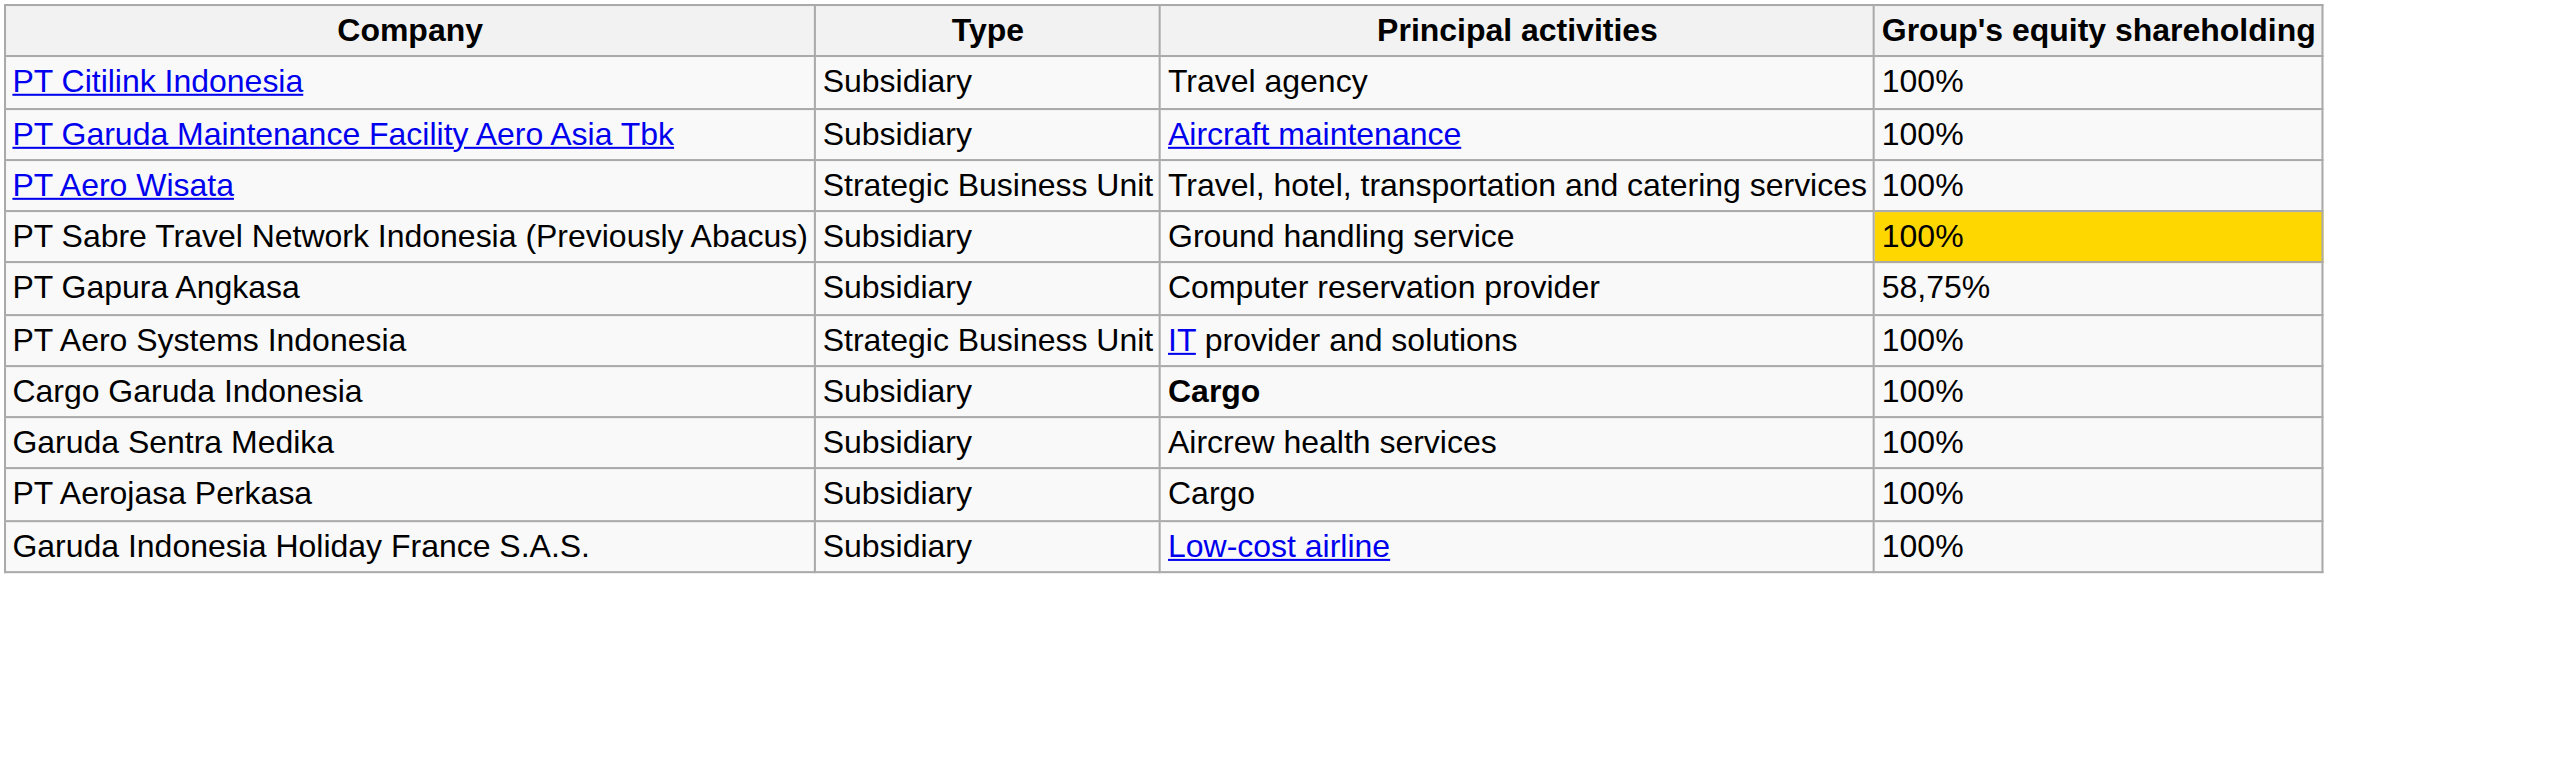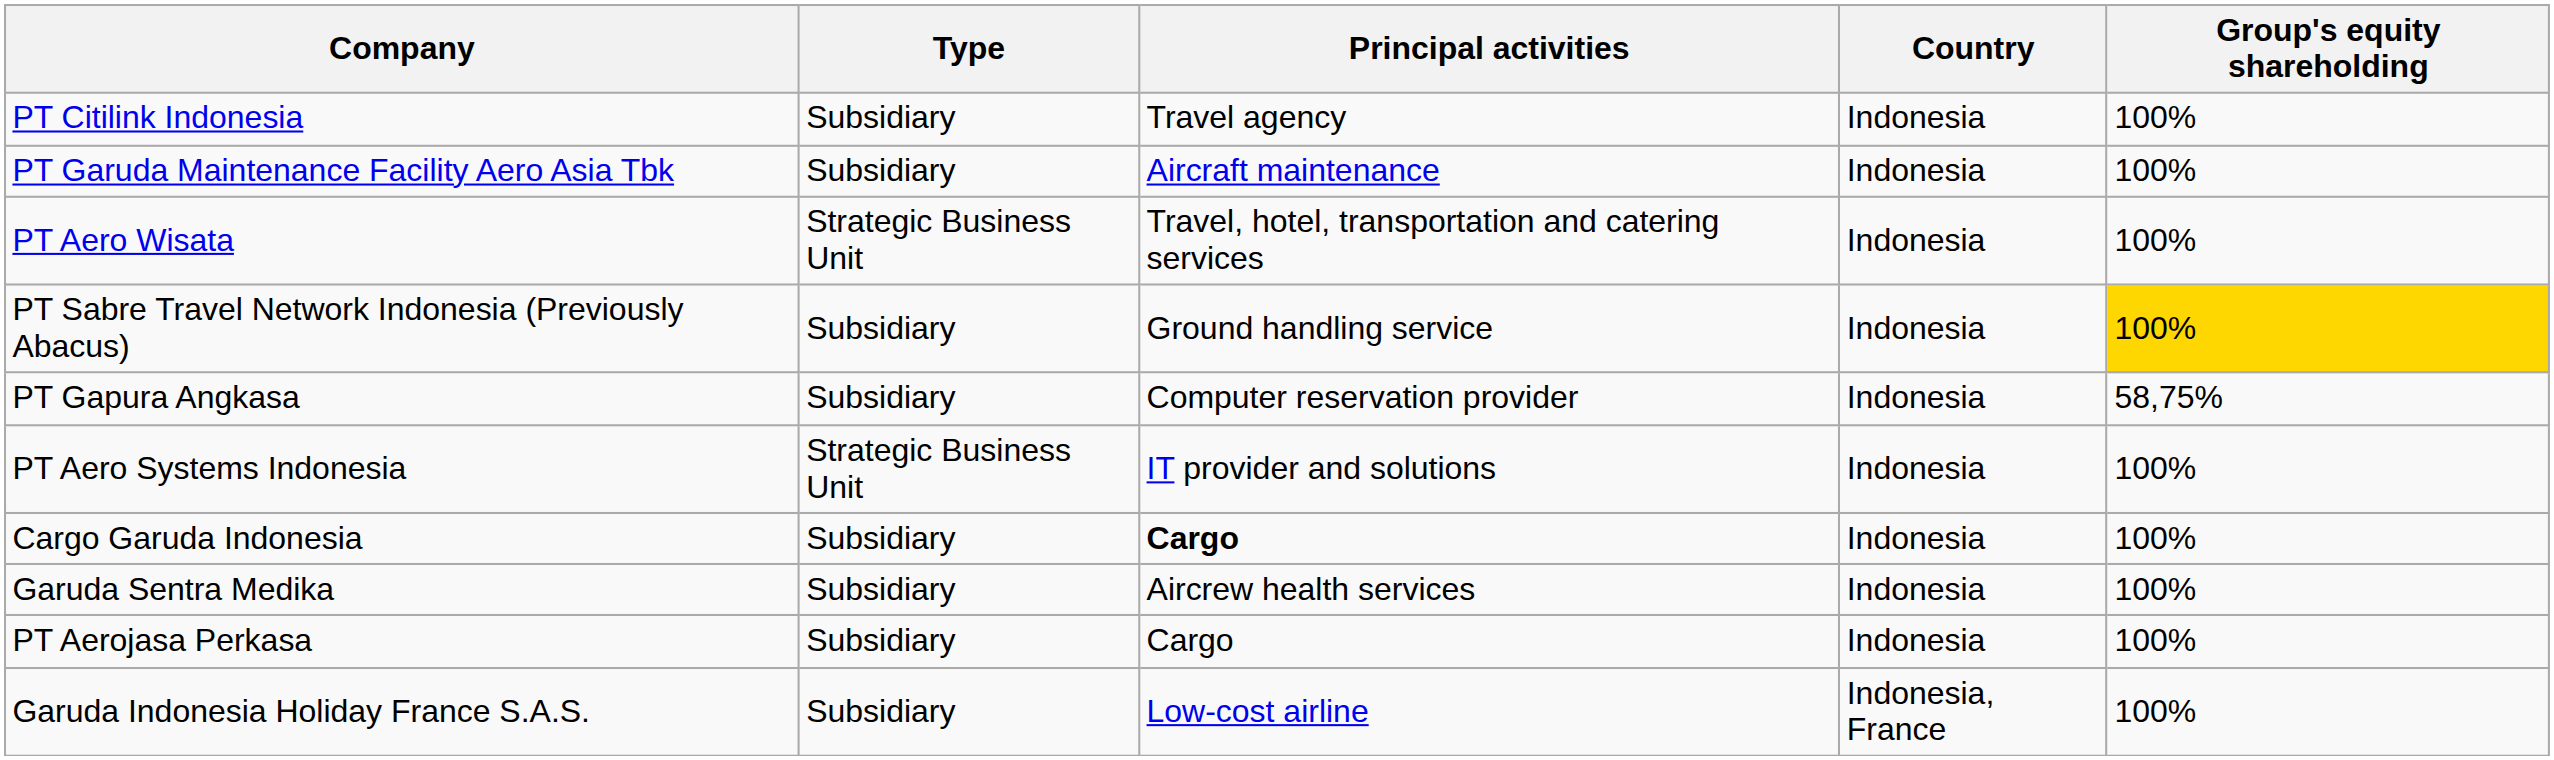+ column: (1973, 48)
